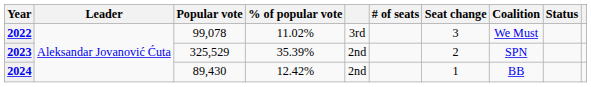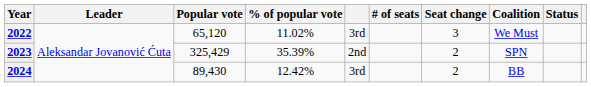(210, 33) 99,078 -> (210, 33) 65,120
(210, 52) 325,529 -> (210, 52) 325,429
(357, 71) 2nd -> (357, 71) 3rd
(456, 71) 1 -> (456, 71) 2
